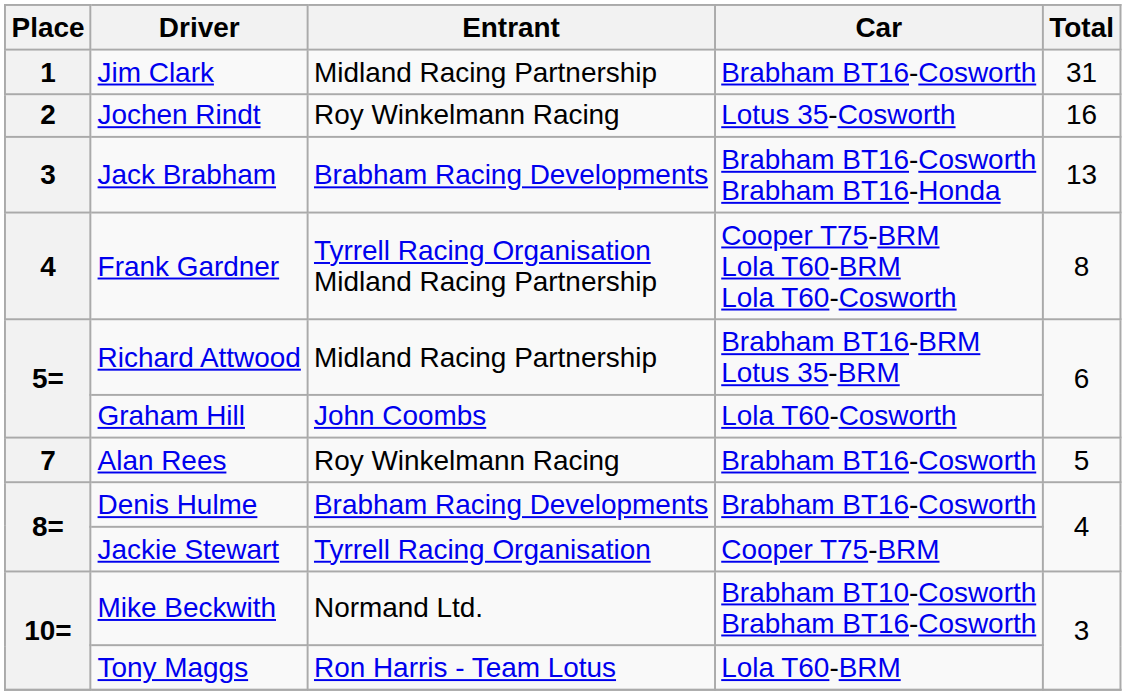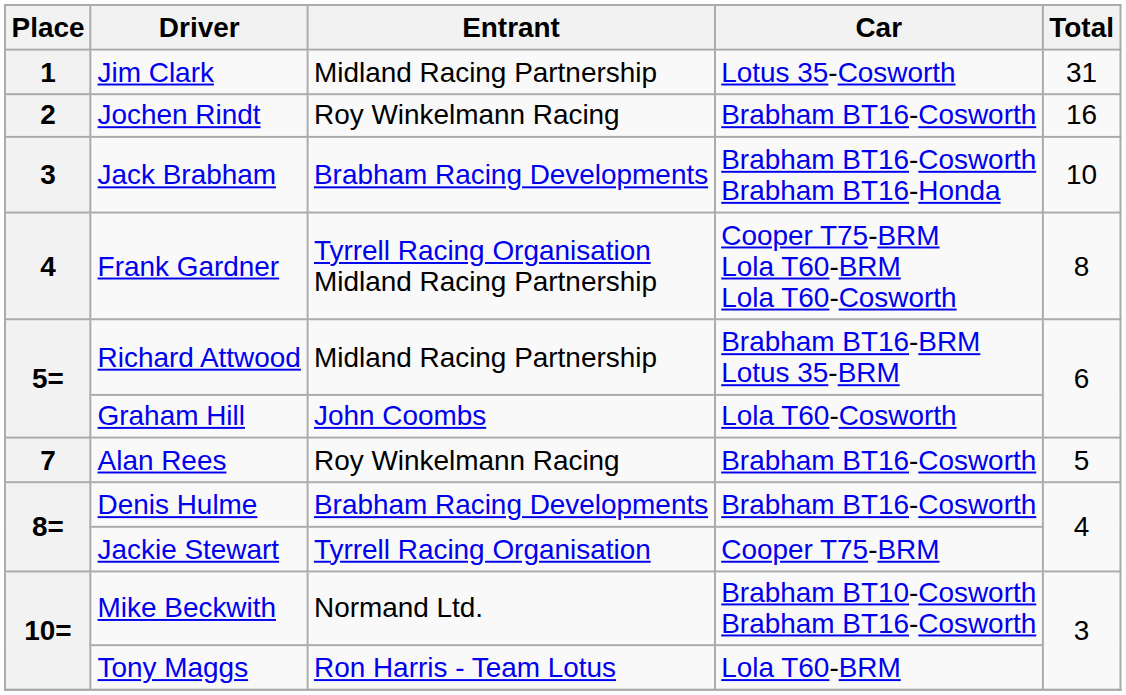(879, 72) Brabham BT16-Cosworth -> (838, 72) Lotus 35-Cosworth
(838, 116) Lotus 35-Cosworth -> (879, 116) Brabham BT16-Cosworth
(1082, 175) 13 -> (1082, 175) 10
